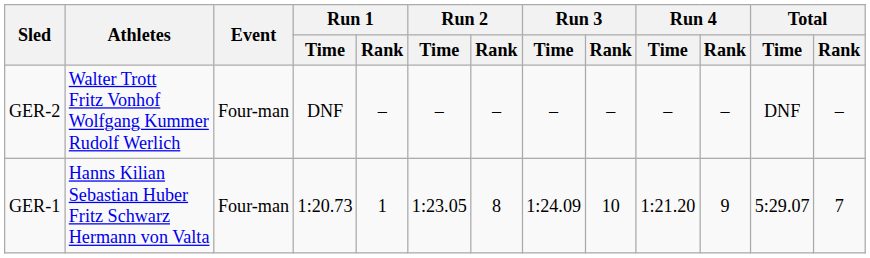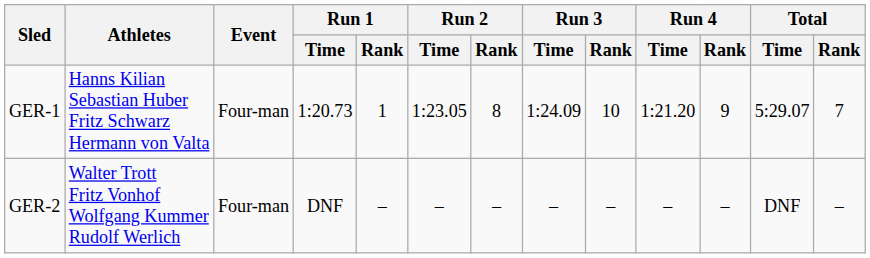rows swapped: (35, 206) <-> (35, 111)
